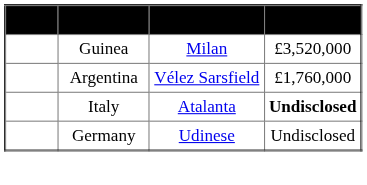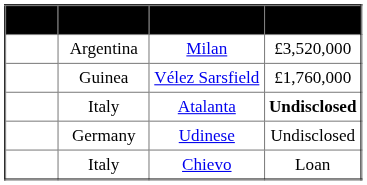(104, 48) Guinea -> (104, 48) Argentina
(104, 77) Argentina -> (104, 77) Guinea
+ row: (207, 164)
